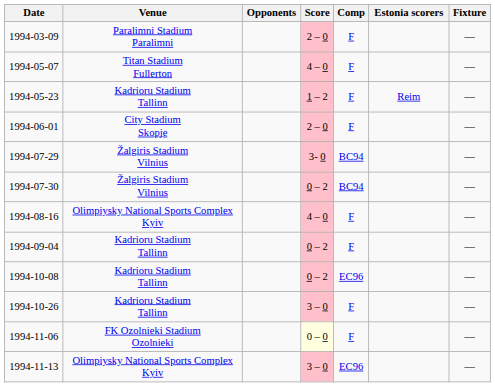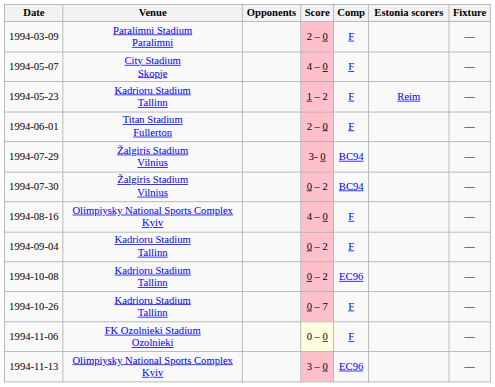(153, 66) Titan Stadium Fullerton -> (153, 66) City Stadium Skopje
(153, 126) City Stadium Skopje -> (153, 126) Titan Stadium Fullerton
(317, 306) 3 – 0 -> (317, 306) 0 – 7
